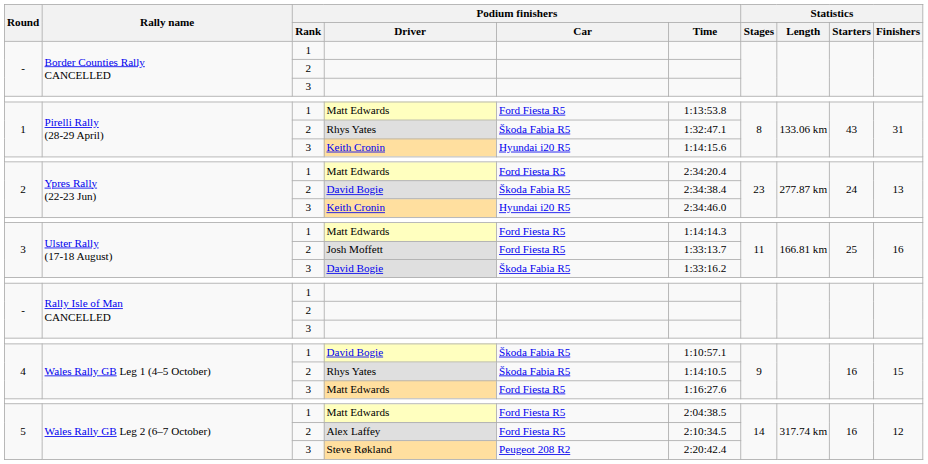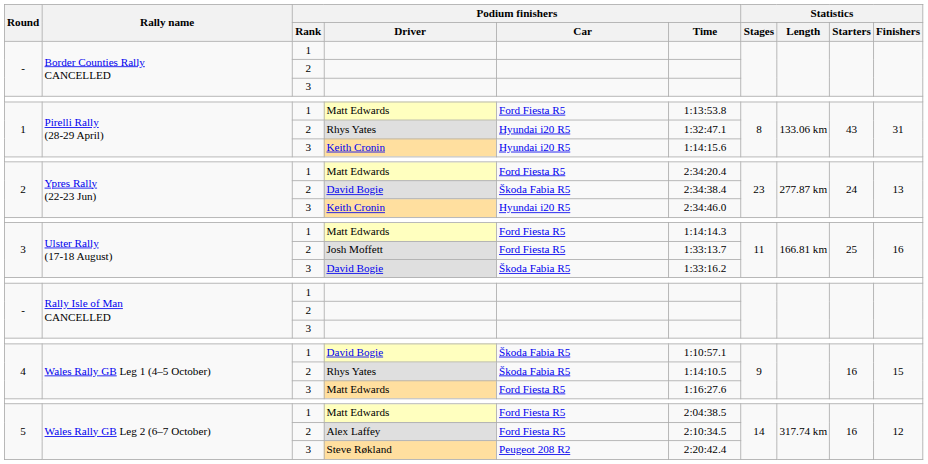(535, 128) Škoda Fabia R5 -> (535, 128) Hyundai i20 R5
